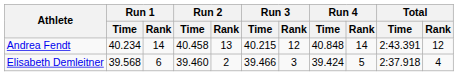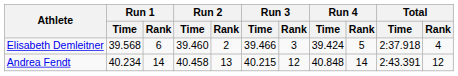rows swapped: (39, 46) <-> (55, 63)
